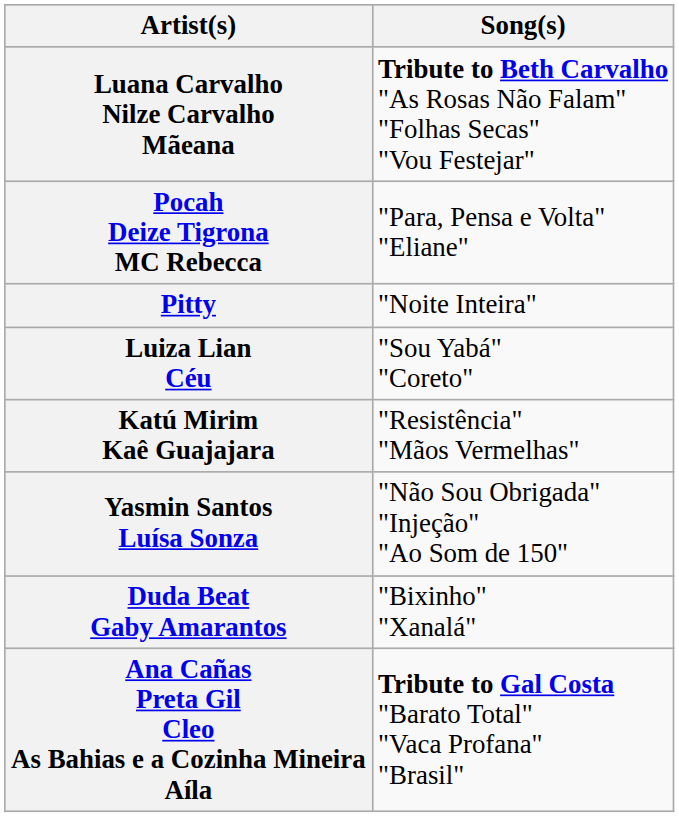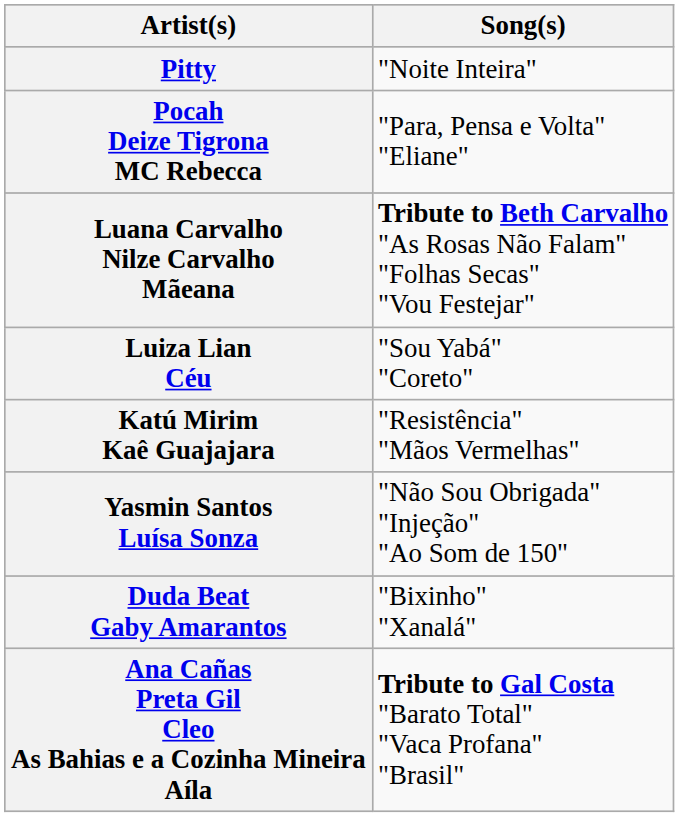rows swapped: (188, 304) <-> (188, 113)
